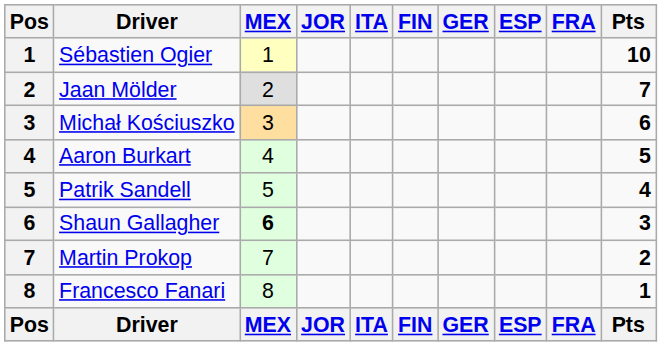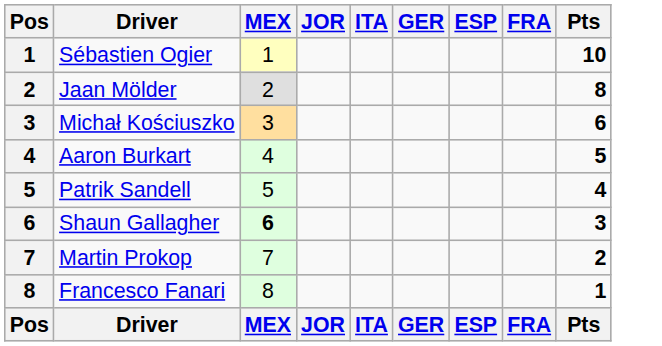- column: (415, 21)
(645, 89) 7 -> (600, 89) 8
